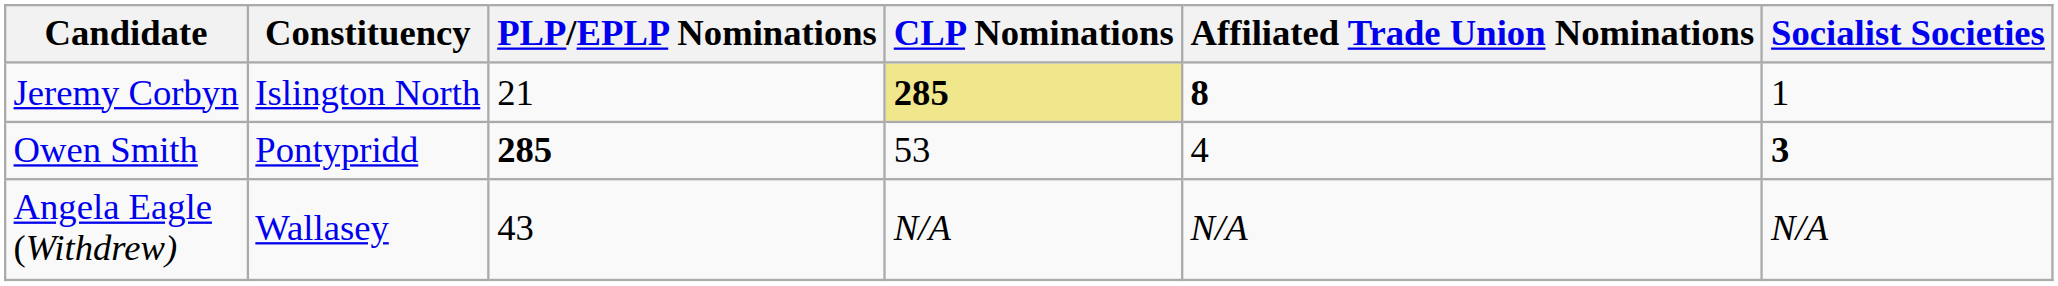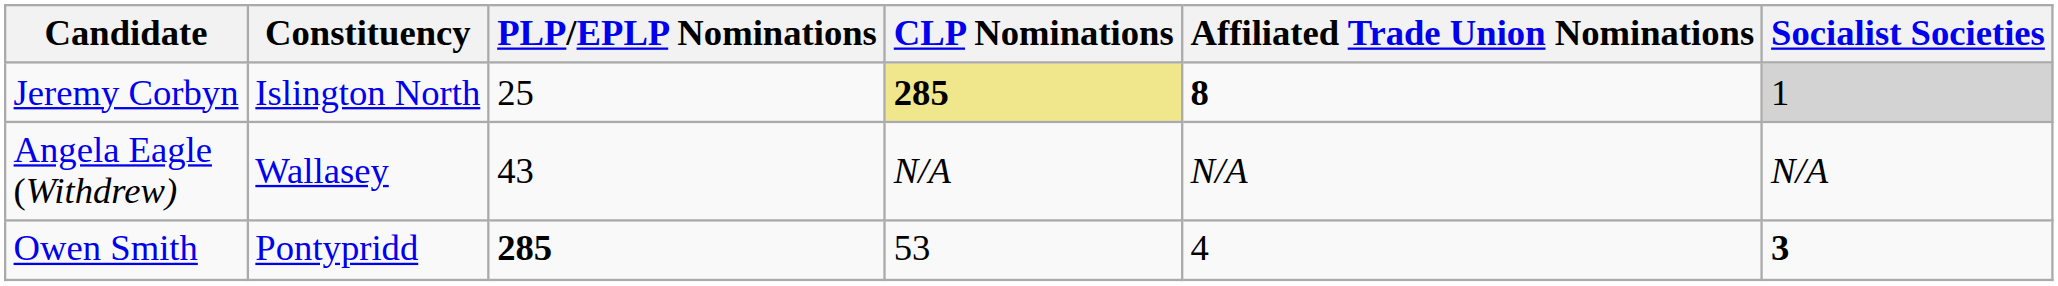(515, 91) 21 -> (515, 91) 25
(1780, 91) no background -> (1780, 91) lightgrey background
rows swapped: (106, 149) <-> (113, 228)
